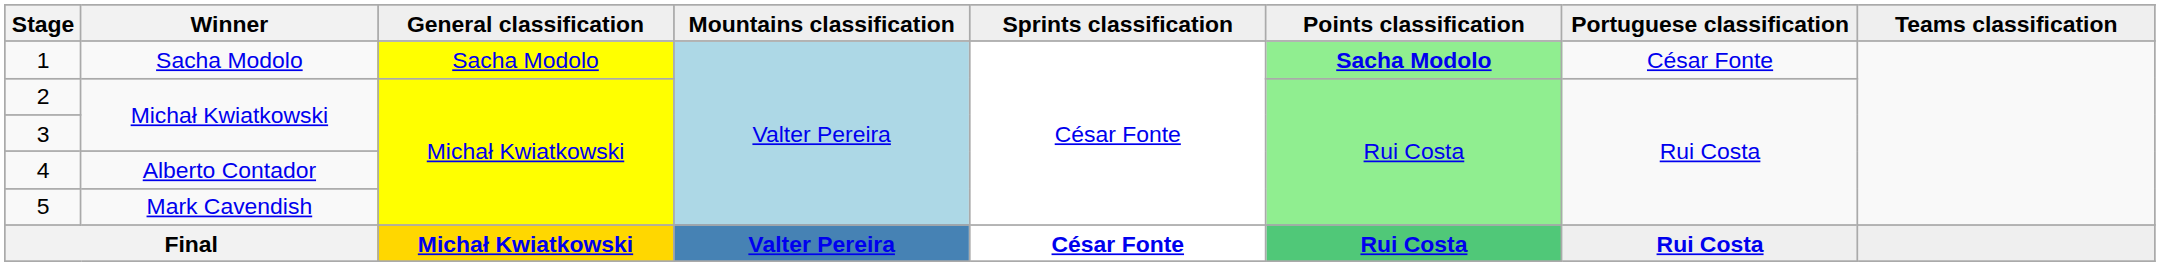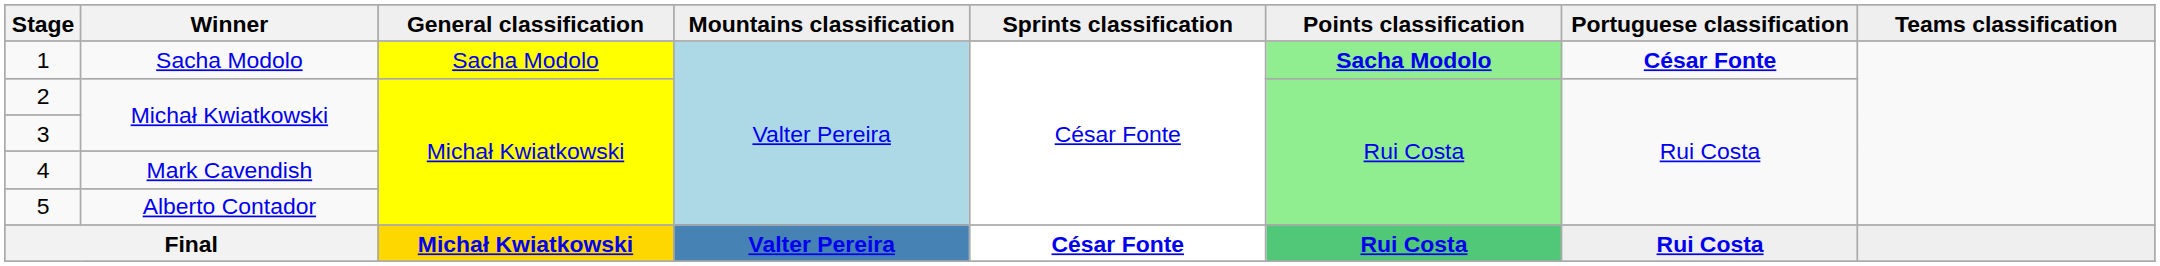(1710, 60) normal -> (1710, 60) bold
(229, 170) Alberto Contador -> (229, 170) Mark Cavendish
(229, 207) Mark Cavendish -> (229, 207) Alberto Contador
